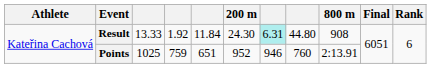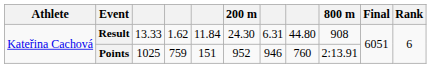(178, 34) 1.92 -> (178, 34) 1.62
(273, 34) paleturquoise background -> (273, 34) no background
(207, 54) 651 -> (207, 54) 151
